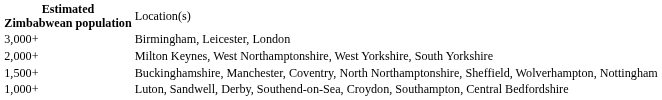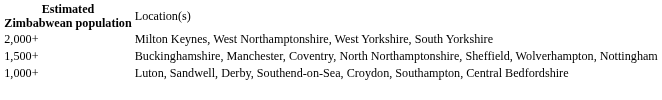- row: (212, 39)
